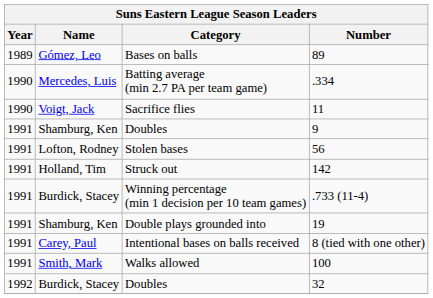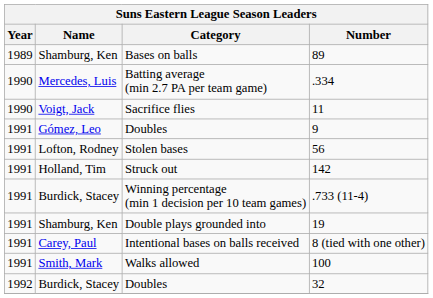(70, 54) Gómez, Leo -> (78, 54) Shamburg, Ken
(78, 128) Shamburg, Ken -> (70, 128) Gómez, Leo
